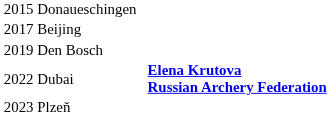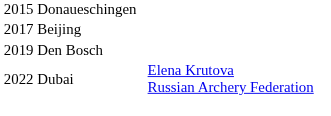(237, 78) bold -> (231, 78) normal
- row: (37, 107)
